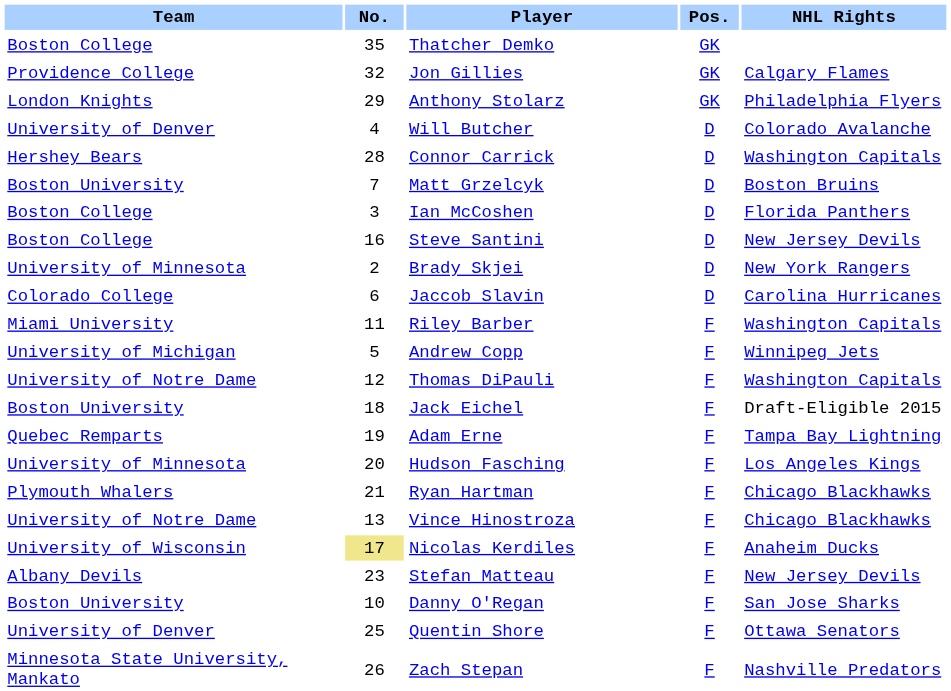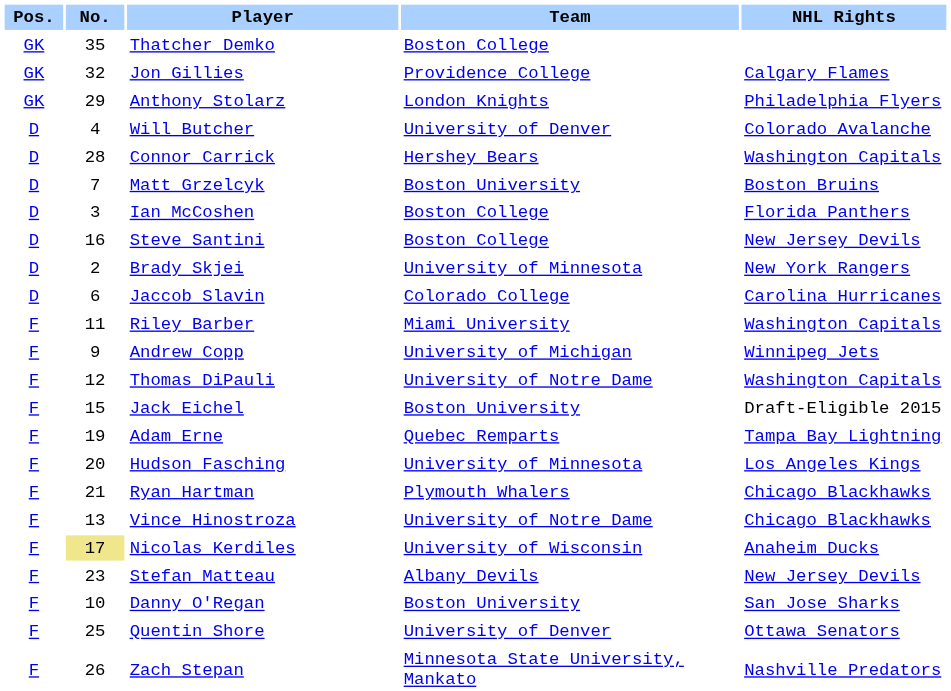columns swapped: (710, 17) <-> (174, 17)
(374, 352) 5 -> (95, 352) 9
(374, 408) 18 -> (95, 408) 15
